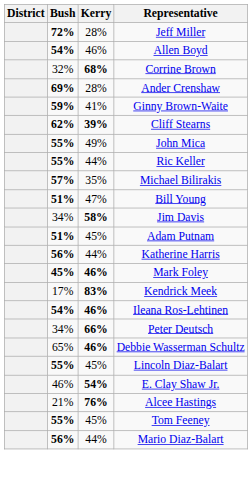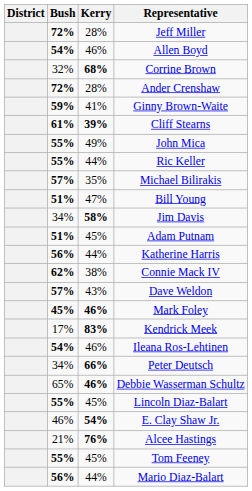(63, 87) 69% -> (63, 87) 72%
(63, 124) 62% -> (63, 124) 61%
+ row: (181, 273)
+ row: (181, 291)
(96, 310) bold -> (96, 347) normal
